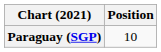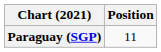(131, 36) 10 -> (131, 36) 11
